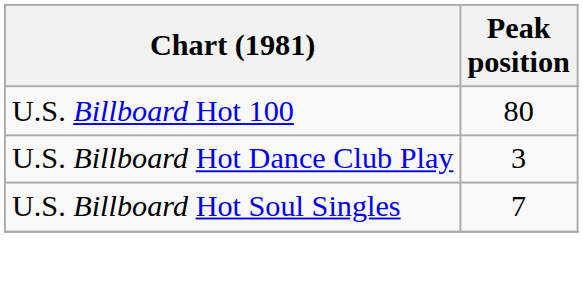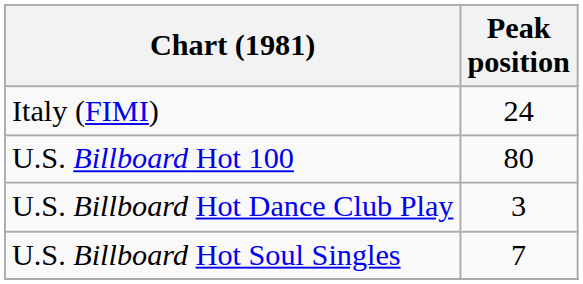+ row: (85, 110)
